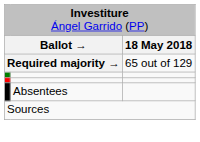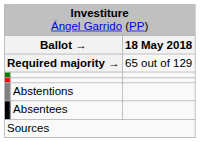+ row: (7, 92)
